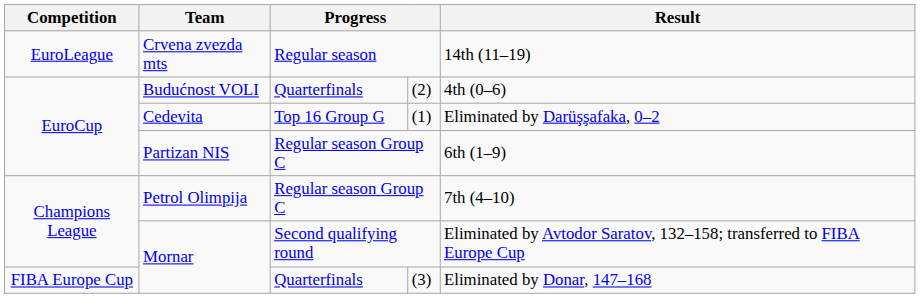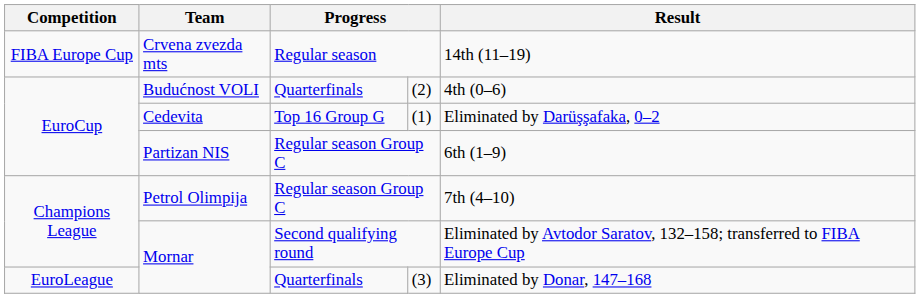(72, 53) EuroLeague -> (72, 53) FIBA Europe Cup
(72, 279) FIBA Europe Cup -> (72, 279) EuroLeague
